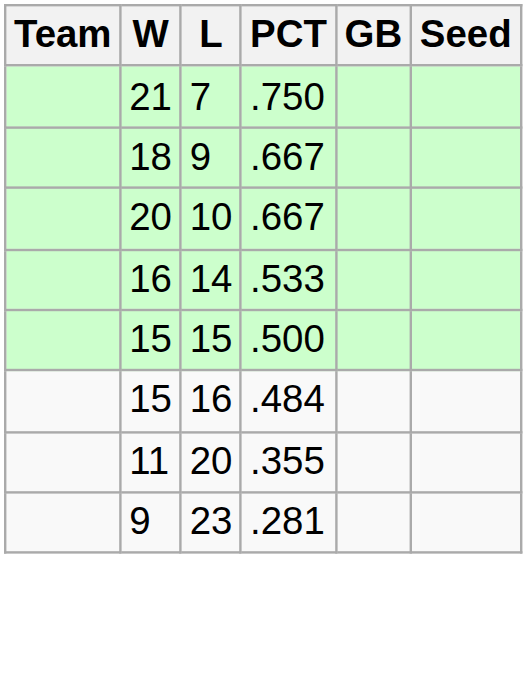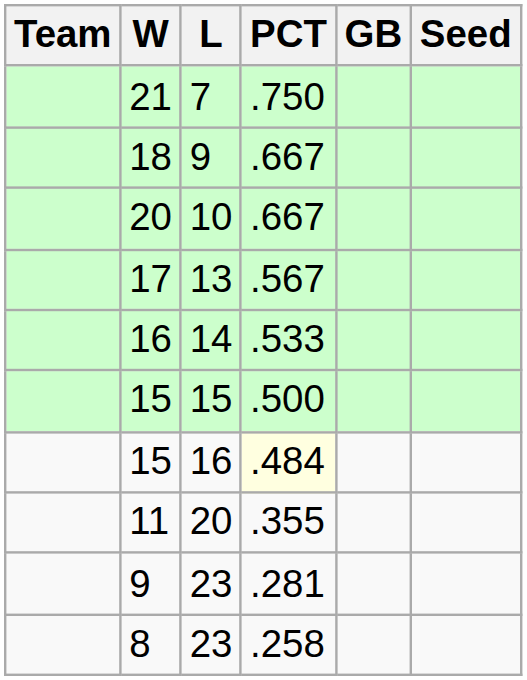+ row: (151, 278)
(287, 400) no background -> (287, 461) lightyellow background
+ row: (140, 643)
